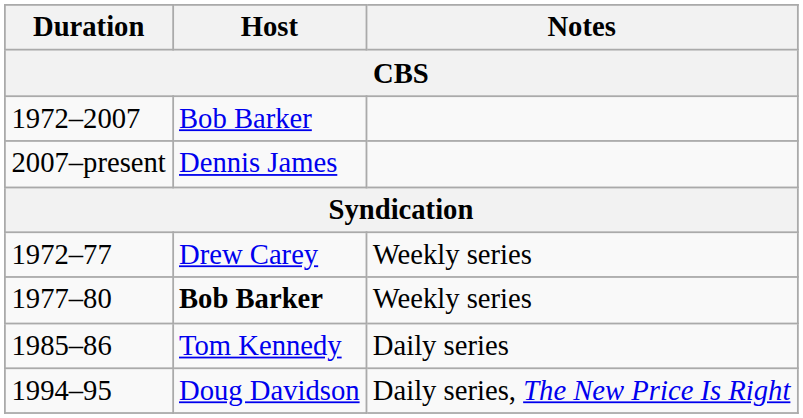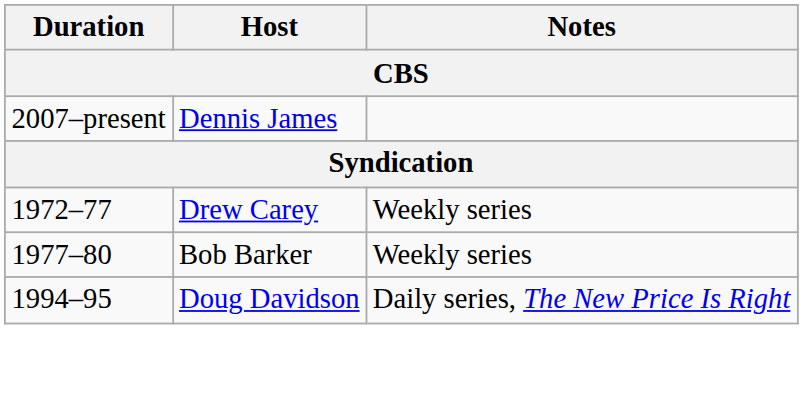- row: (76, 118)
(251, 299) bold -> (245, 254) normal
- row: (62, 345)
